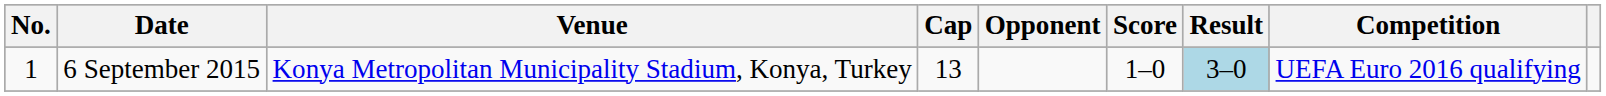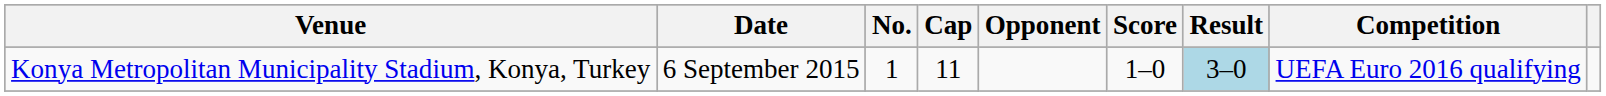columns swapped: (31, 25) <-> (592, 25)
(948, 68) 13 -> (948, 68) 11
